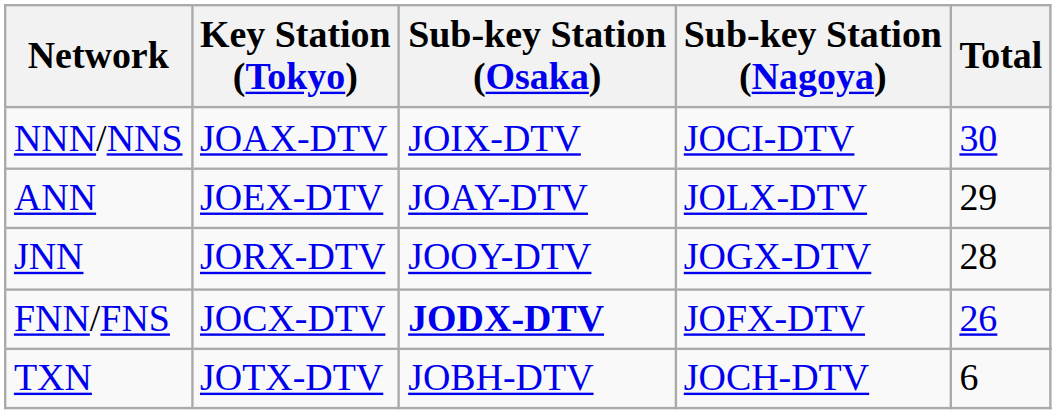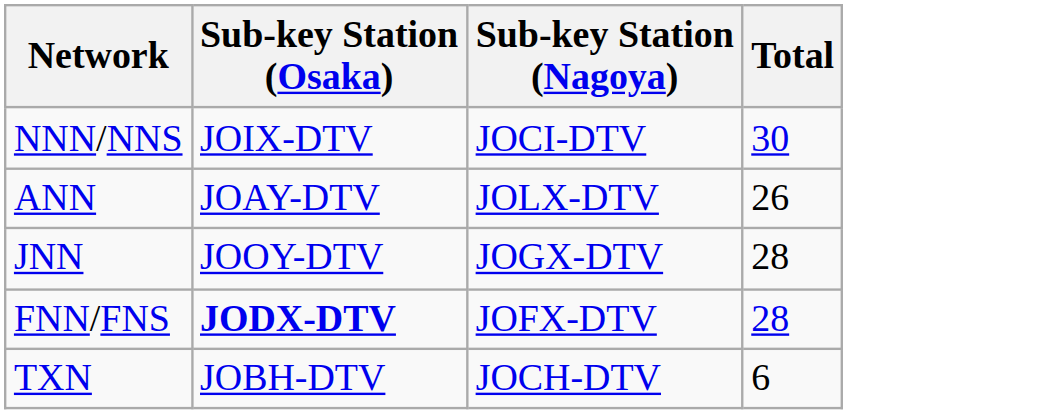- column: (295, 55)
(978, 197) 29 -> (770, 197) 26
(978, 317) 26 -> (770, 317) 28
